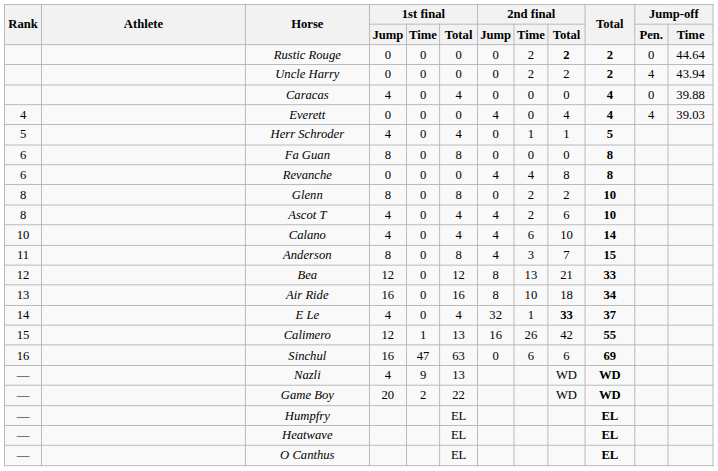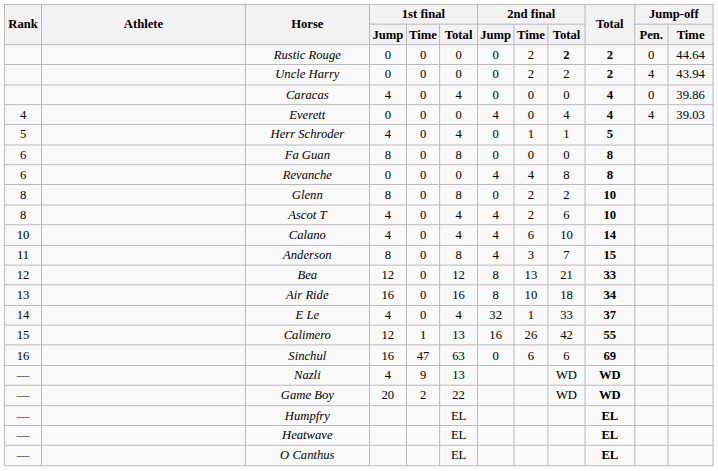(691, 94) 39.88 -> (691, 94) 39.86
(566, 315) bold -> (566, 315) normal
